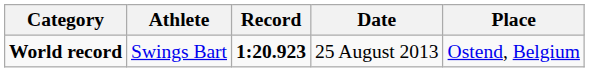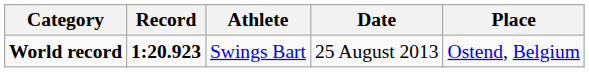columns swapped: (179, 19) <-> (271, 19)
